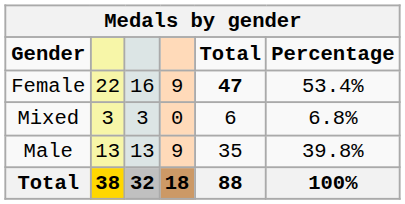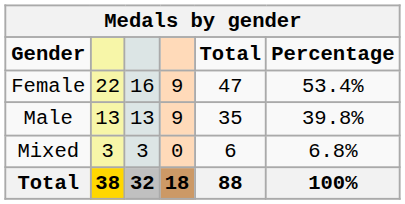(230, 86) bold -> (230, 86) normal
rows swapped: (48, 151) <-> (48, 119)
